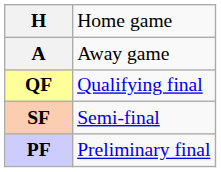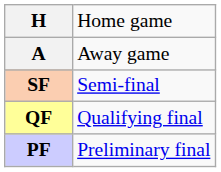rows swapped: (39, 85) <-> (39, 117)
